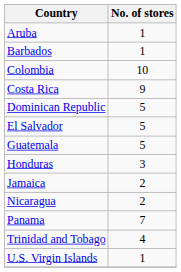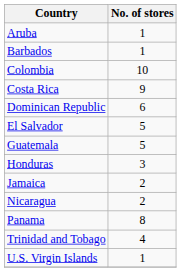(142, 107) 5 -> (142, 107) 6
(142, 220) 7 -> (142, 220) 8
